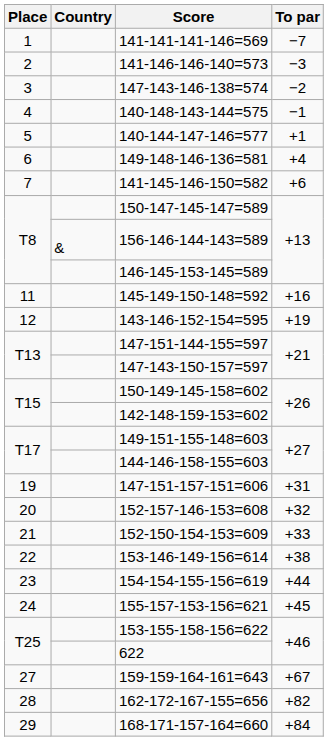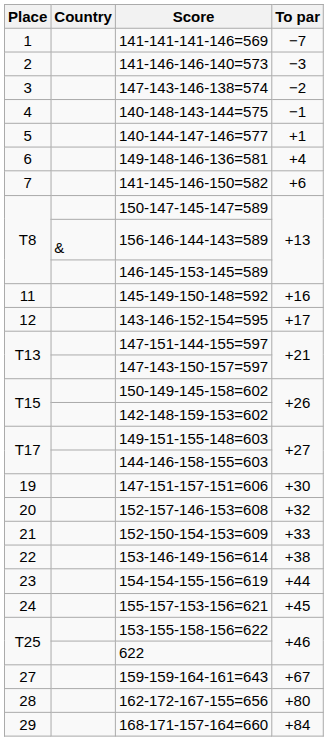(298, 319) +19 -> (298, 319) +17
(298, 486) +31 -> (298, 486) +30
(298, 700) +82 -> (298, 700) +80
